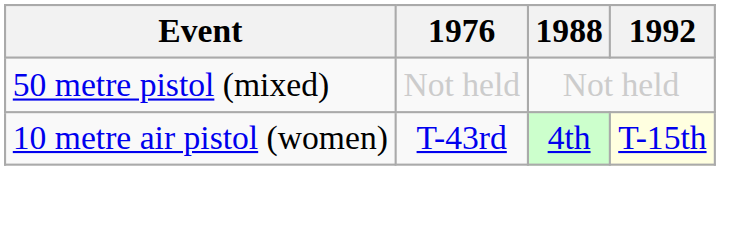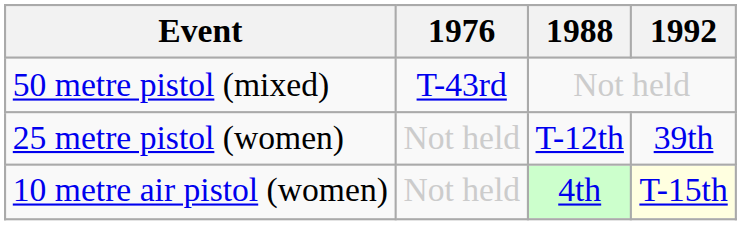(462, 84) Not held -> (462, 84) T-43rd
+ row: (178, 137)
(462, 137) T-43rd -> (462, 191) Not held
